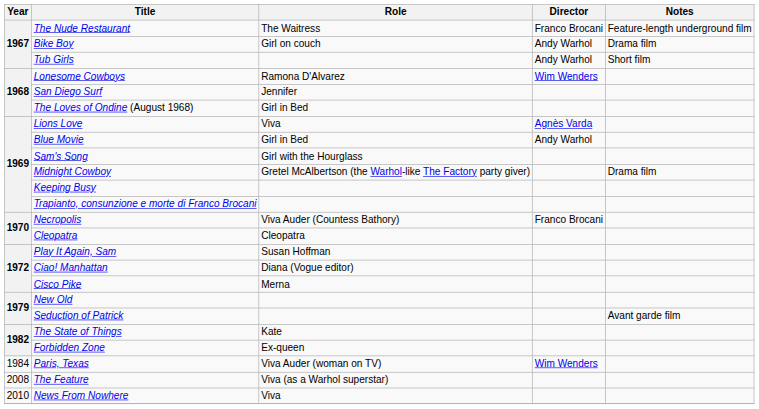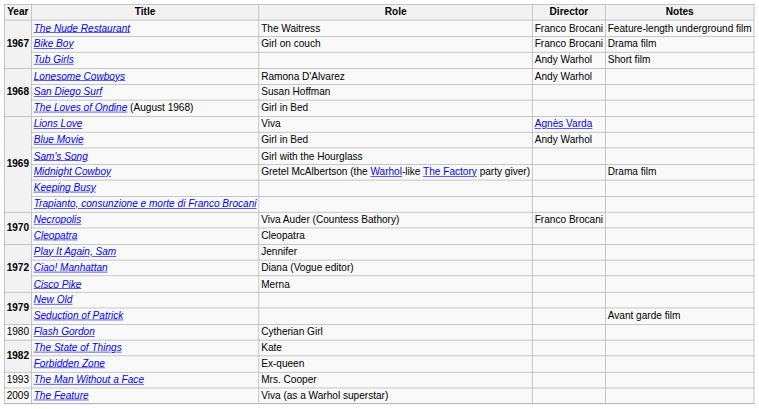(563, 44) Andy Warhol -> (569, 44) Franco Brocani
(566, 76) Wim Wenders -> (563, 76) Andy Warhol
(279, 92) Jennifer -> (296, 92) Susan Hoffman
(296, 252) Susan Hoffman -> (279, 252) Jennifer
+ row: (64, 332)
- row: (61, 364)
+ row: (89, 380)
(18, 380) 2008 -> (18, 396) 2009
- row: (81, 396)
